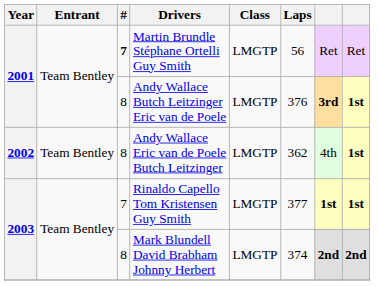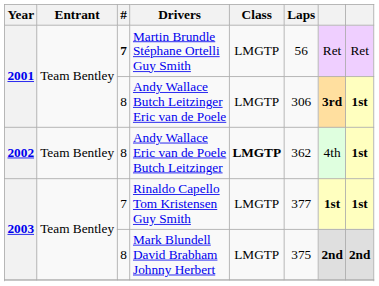(298, 101) 376 -> (301, 101) 306
(255, 152) normal -> (257, 152) bold
(298, 254) 374 -> (301, 254) 375
